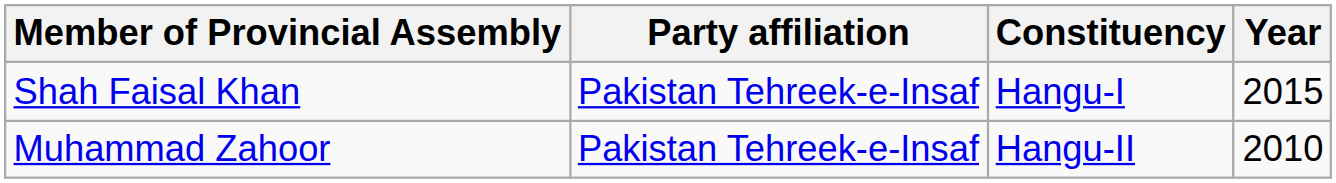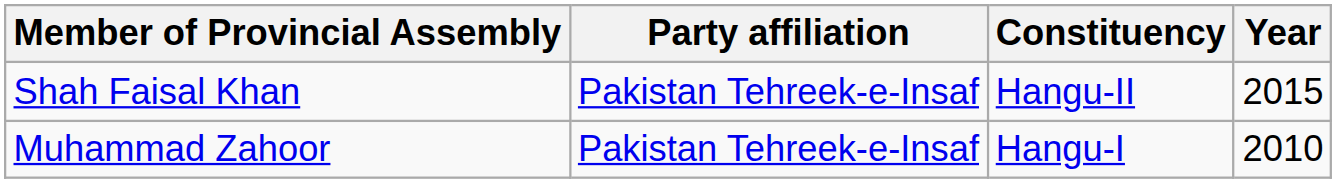(1060, 90) Hangu-I -> (1065, 90) Hangu-II
(1065, 148) Hangu-II -> (1060, 148) Hangu-I
